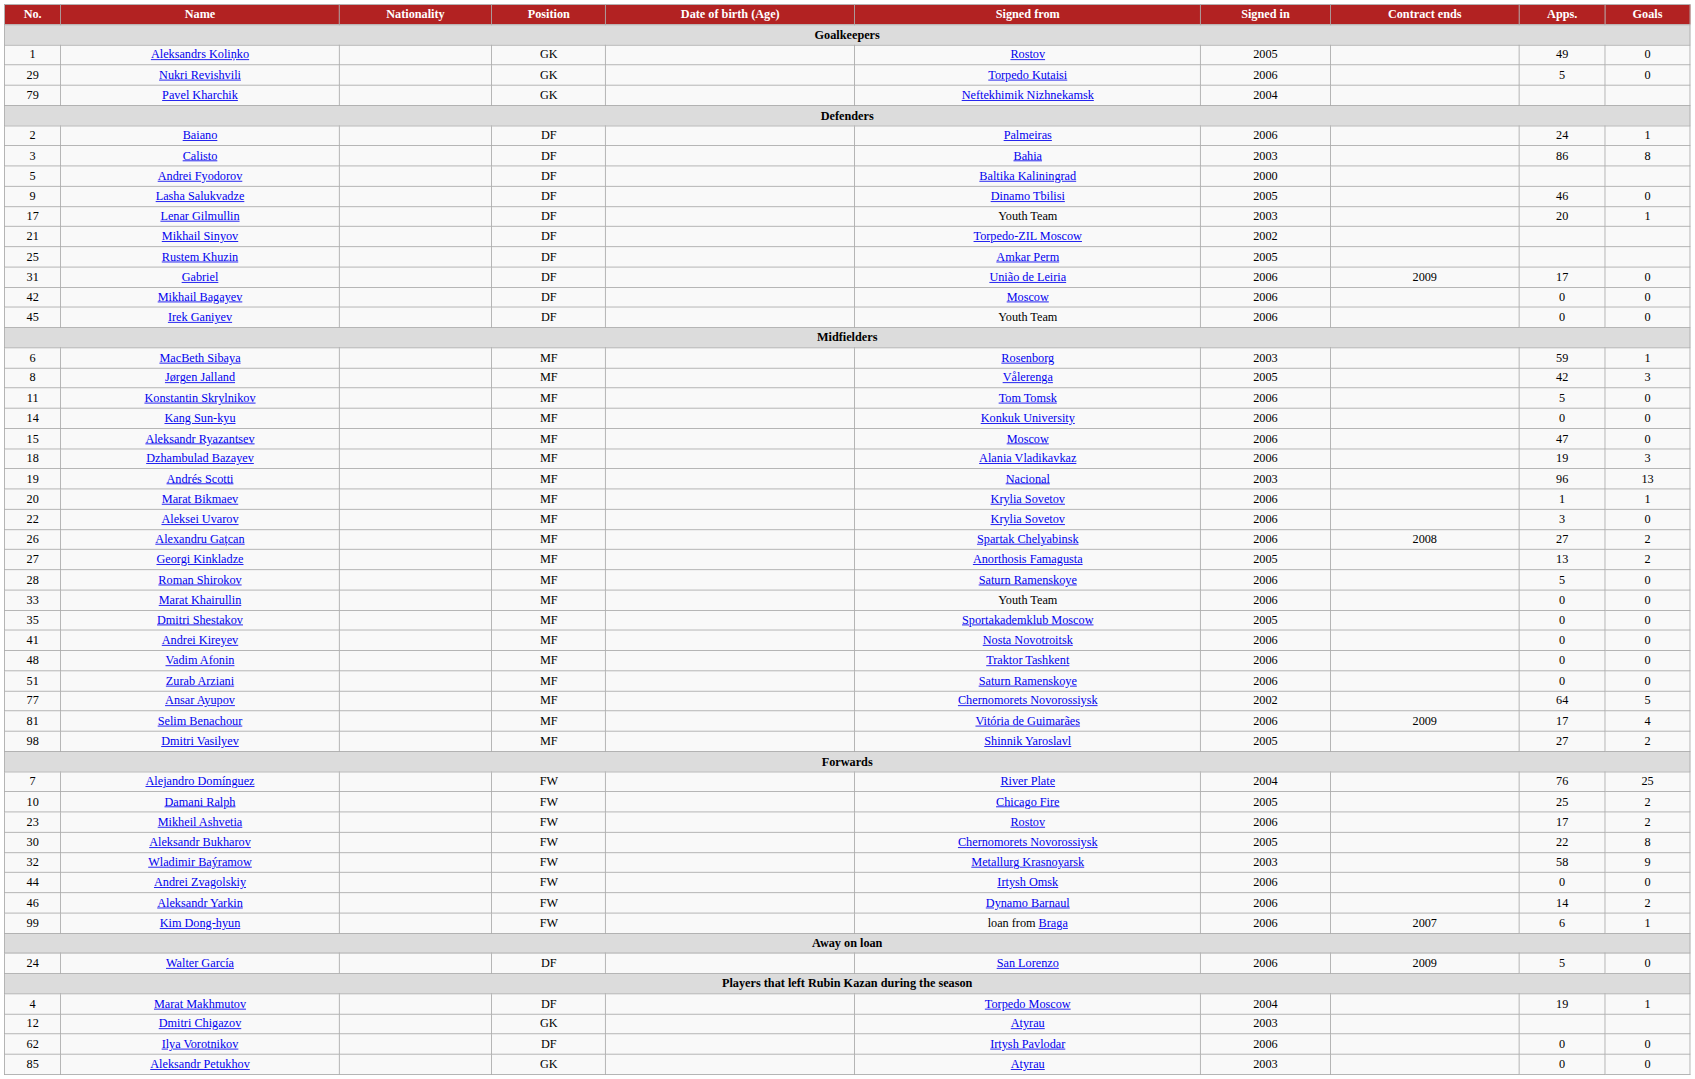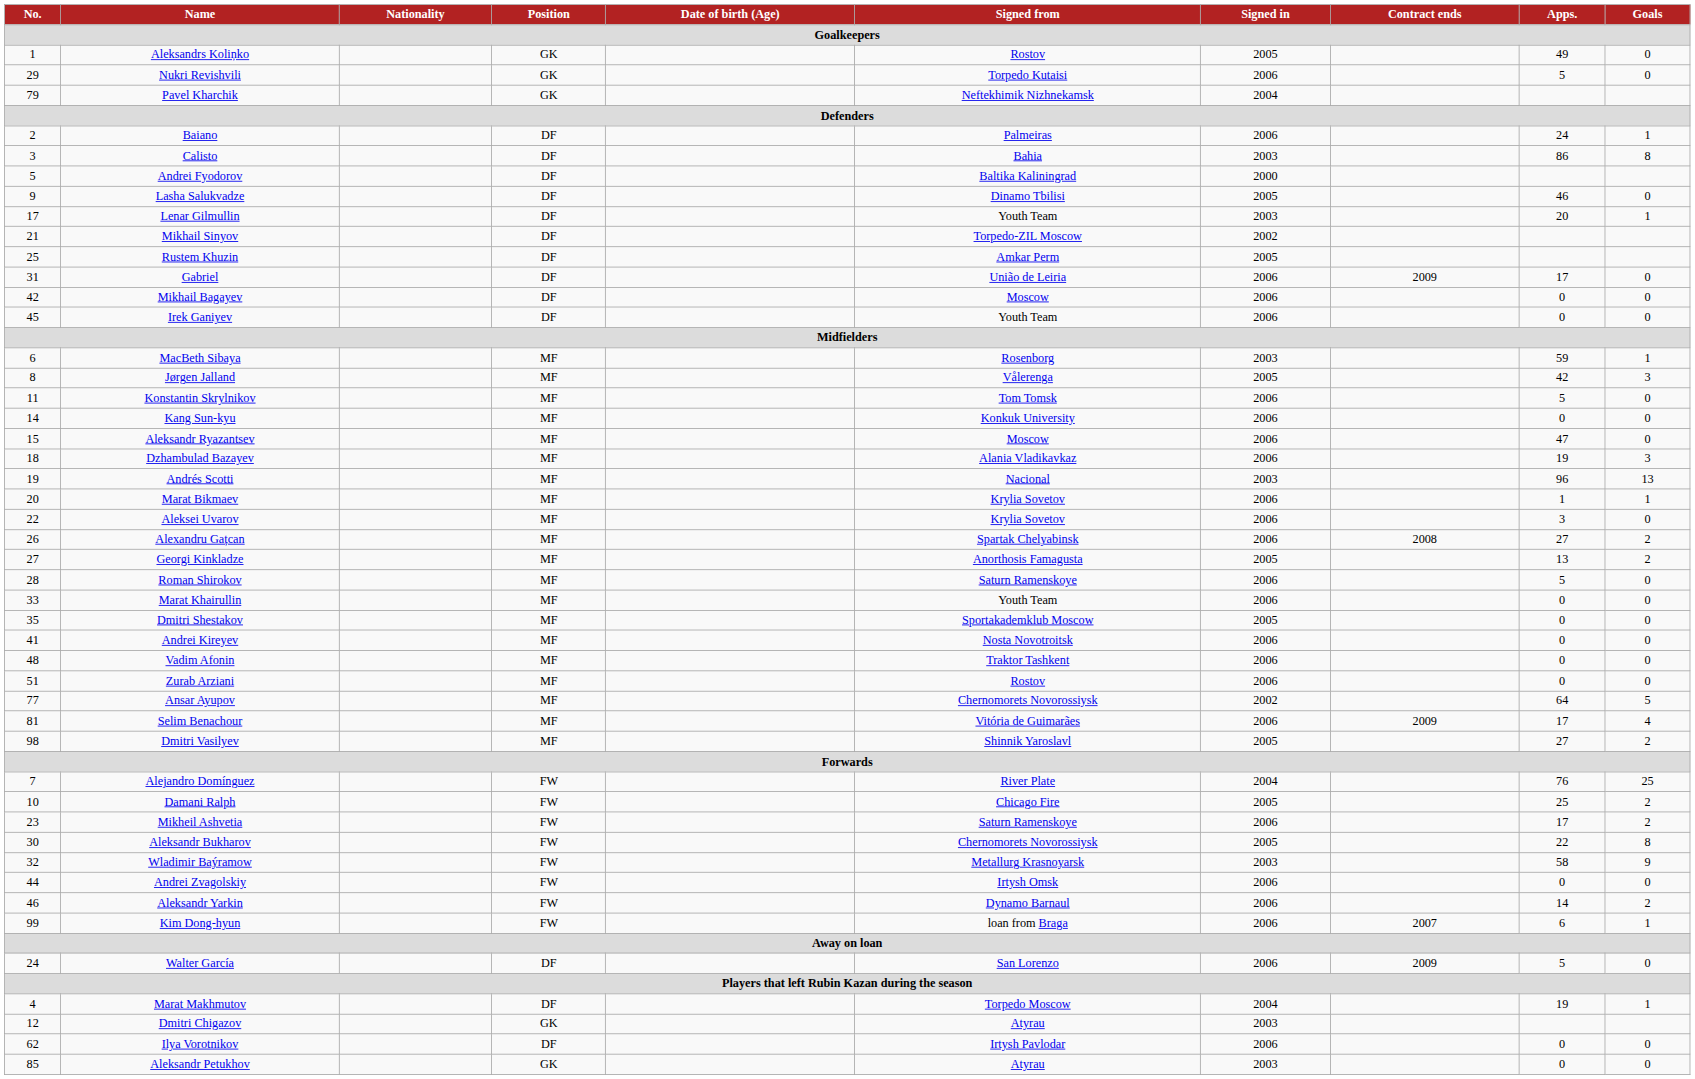(1028, 681) Saturn Ramenskoye -> (1028, 681) Rostov
(1028, 822) Rostov -> (1028, 822) Saturn Ramenskoye
